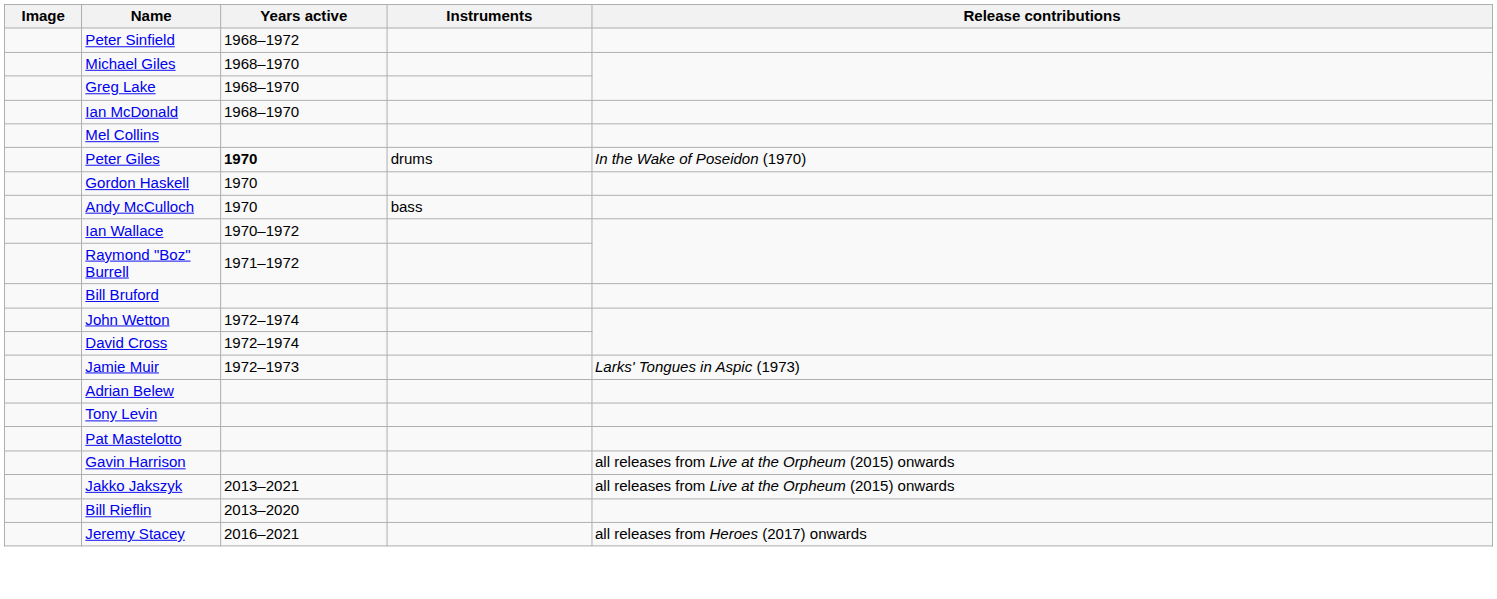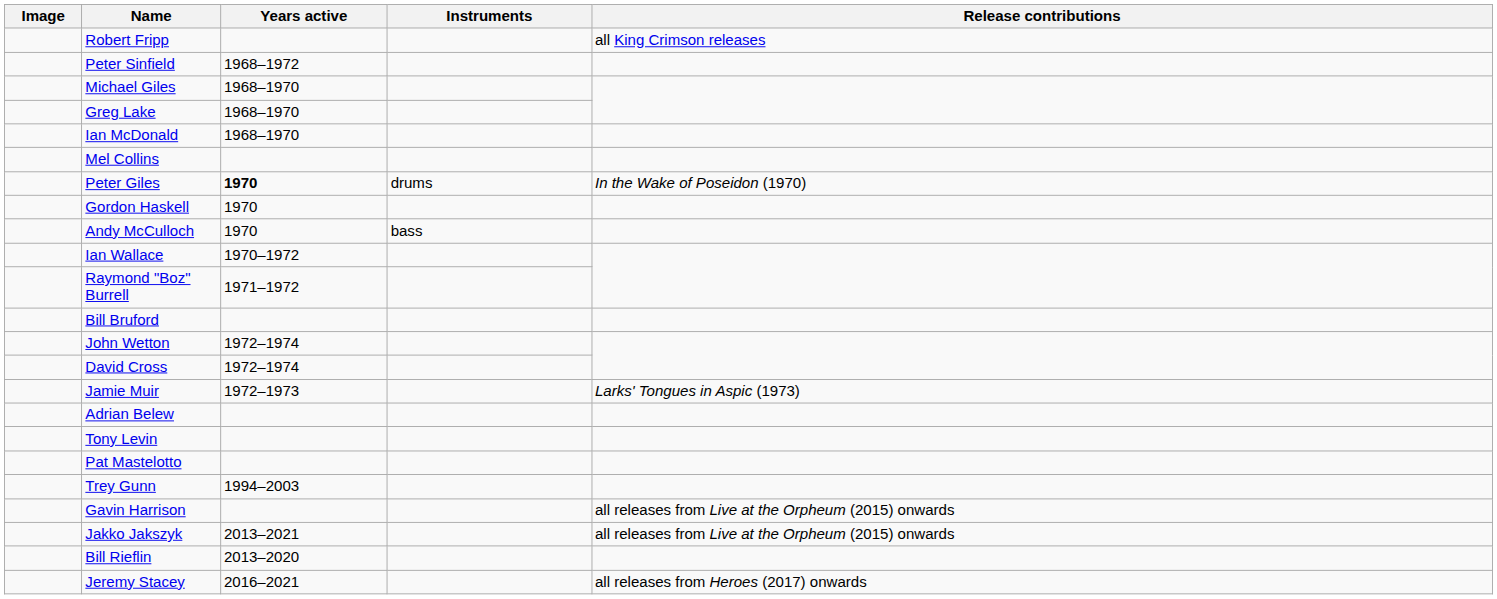+ row: (127, 40)
+ row: (121, 486)
